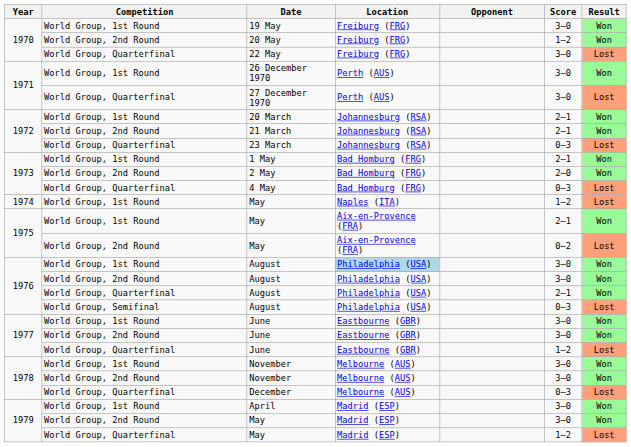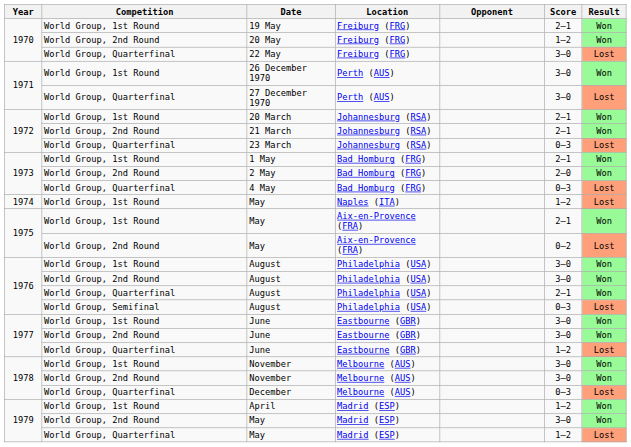(563, 26) 3–0 -> (563, 26) 2–1
(384, 265) lightblue background -> (384, 265) no background
(563, 407) 3–0 -> (563, 407) 1–2
